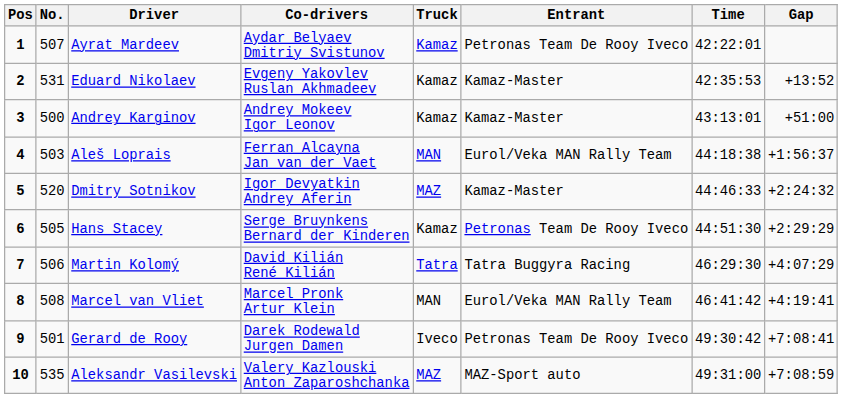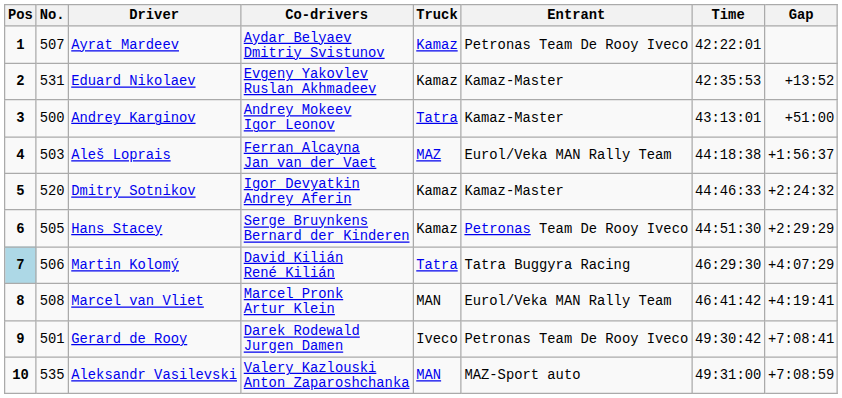(437, 118) Kamaz -> (437, 118) Tatra
(429, 155) MAN -> (429, 155) MAZ
(429, 192) MAZ -> (437, 192) Kamaz
(20, 265) no background -> (20, 265) lightblue background
(429, 376) MAZ -> (429, 376) MAN
